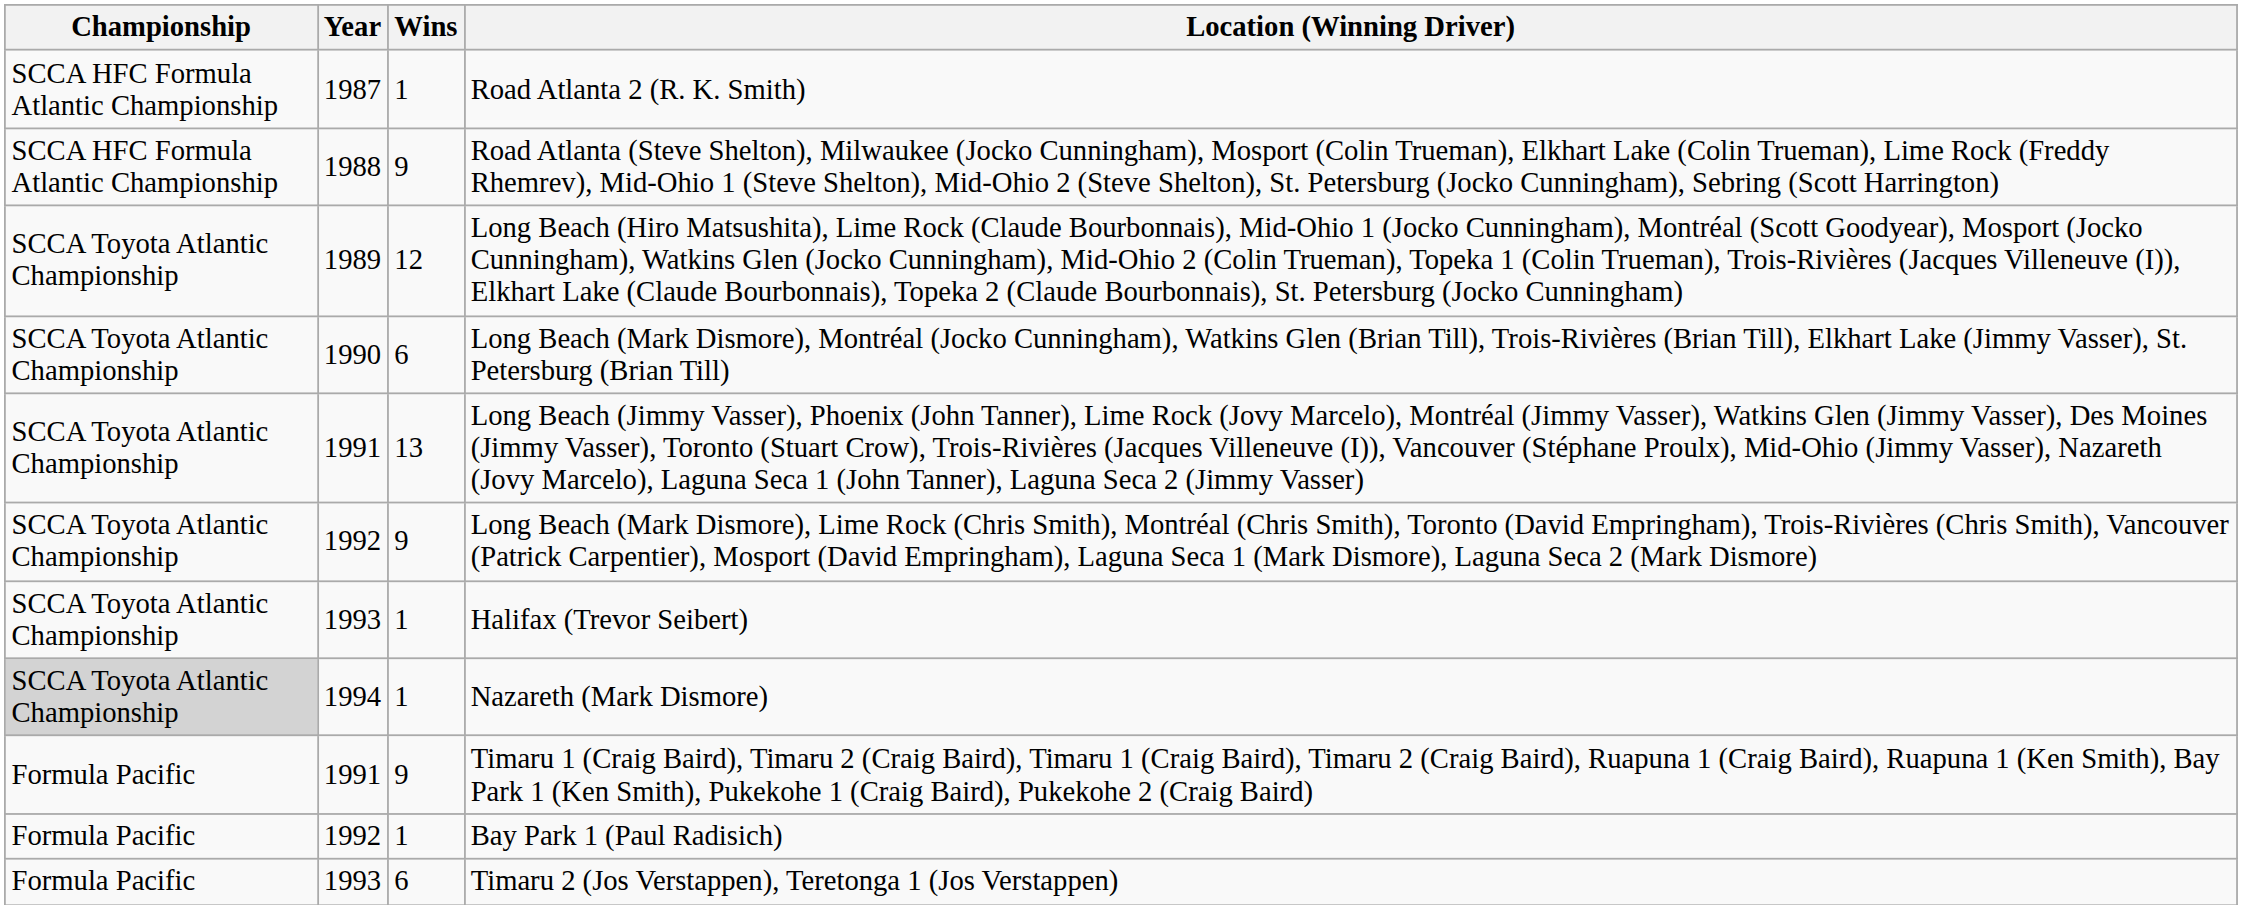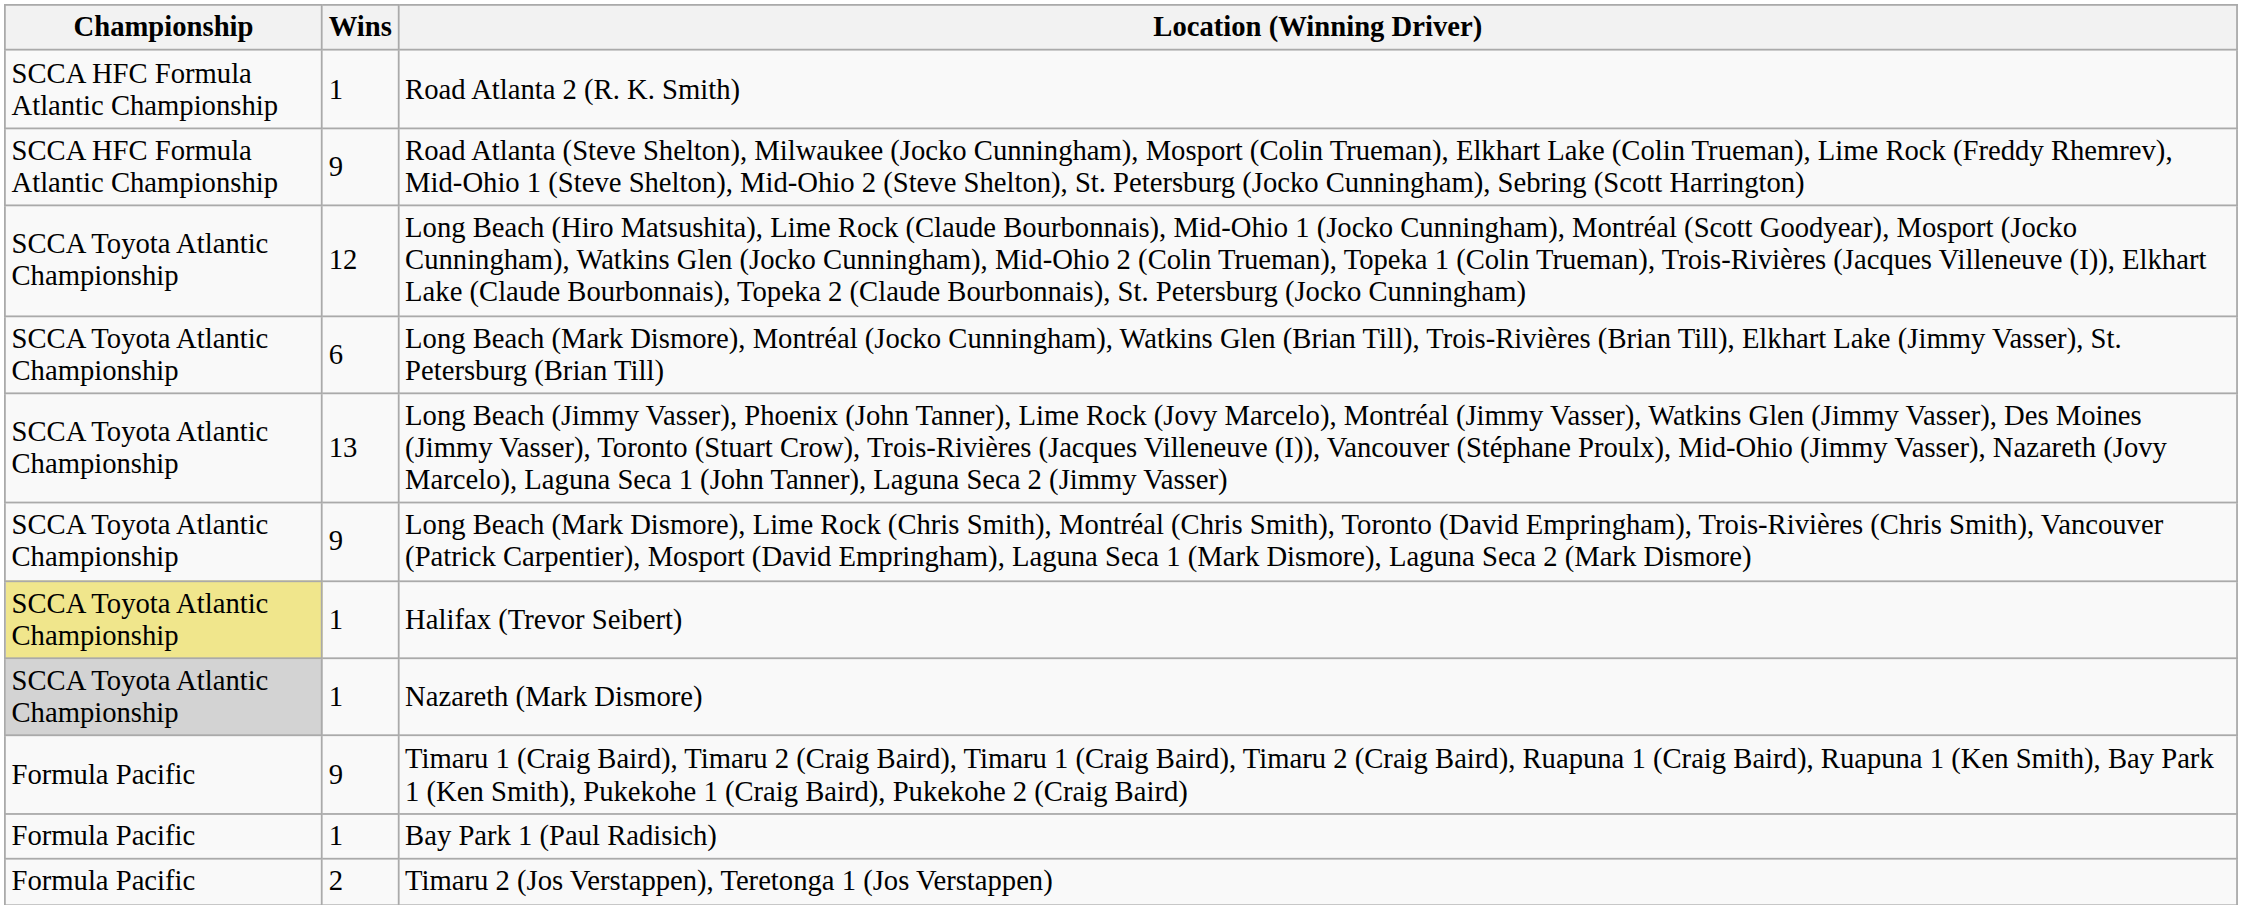- column: (352, 27)
(140, 619) no background -> (140, 619) khaki background
(401, 881) 6 -> (336, 881) 2
